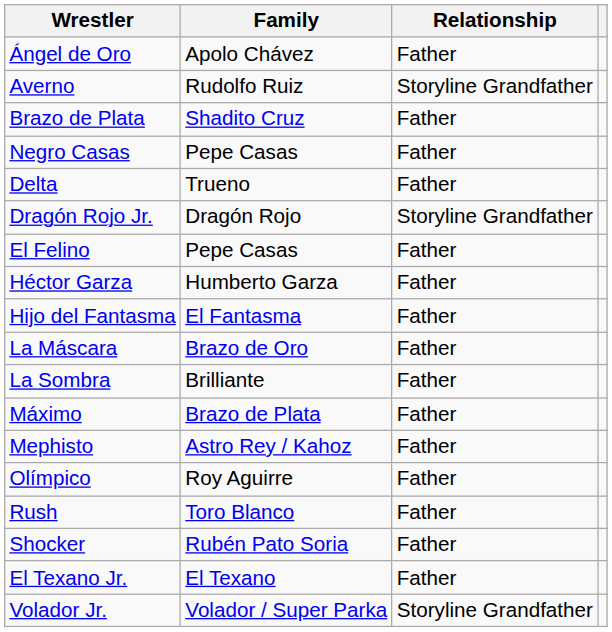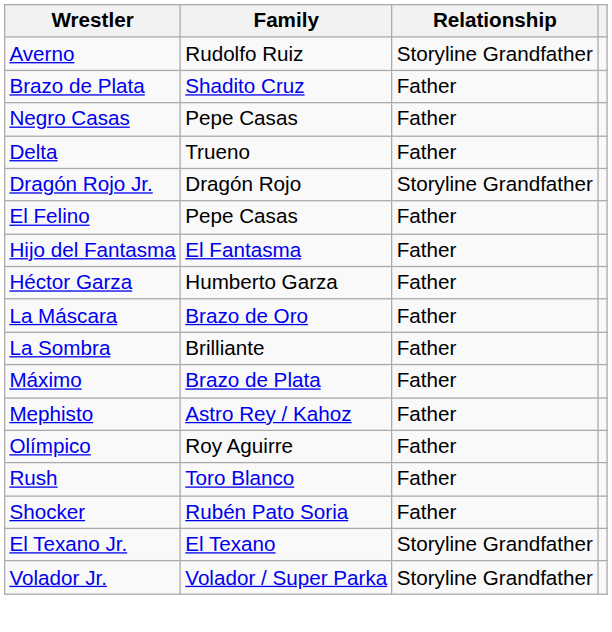- row: (70, 53)
rows swapped: (71, 282) <-> (93, 315)
(427, 577) Father -> (495, 544) Storyline Grandfather
